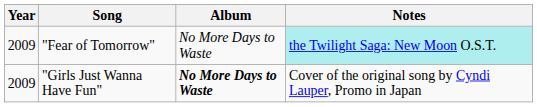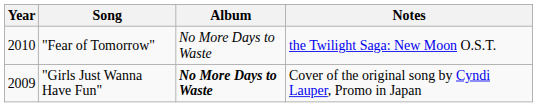(22, 45) 2009 -> (22, 45) 2010
(393, 45) paleturquoise background -> (393, 45) no background
